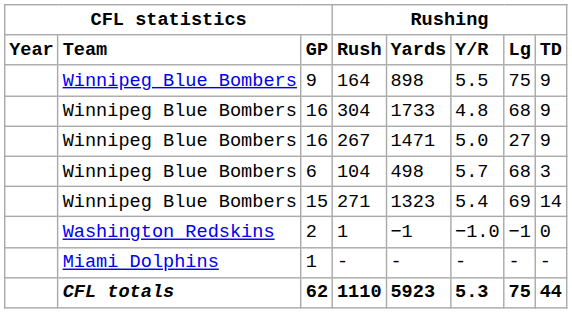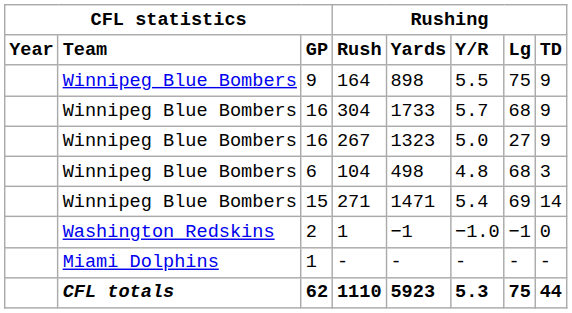(472, 111) 4.8 -> (472, 111) 5.7
(413, 141) 1471 -> (413, 141) 1323
(472, 171) 5.7 -> (472, 171) 4.8
(413, 202) 1323 -> (413, 202) 1471
